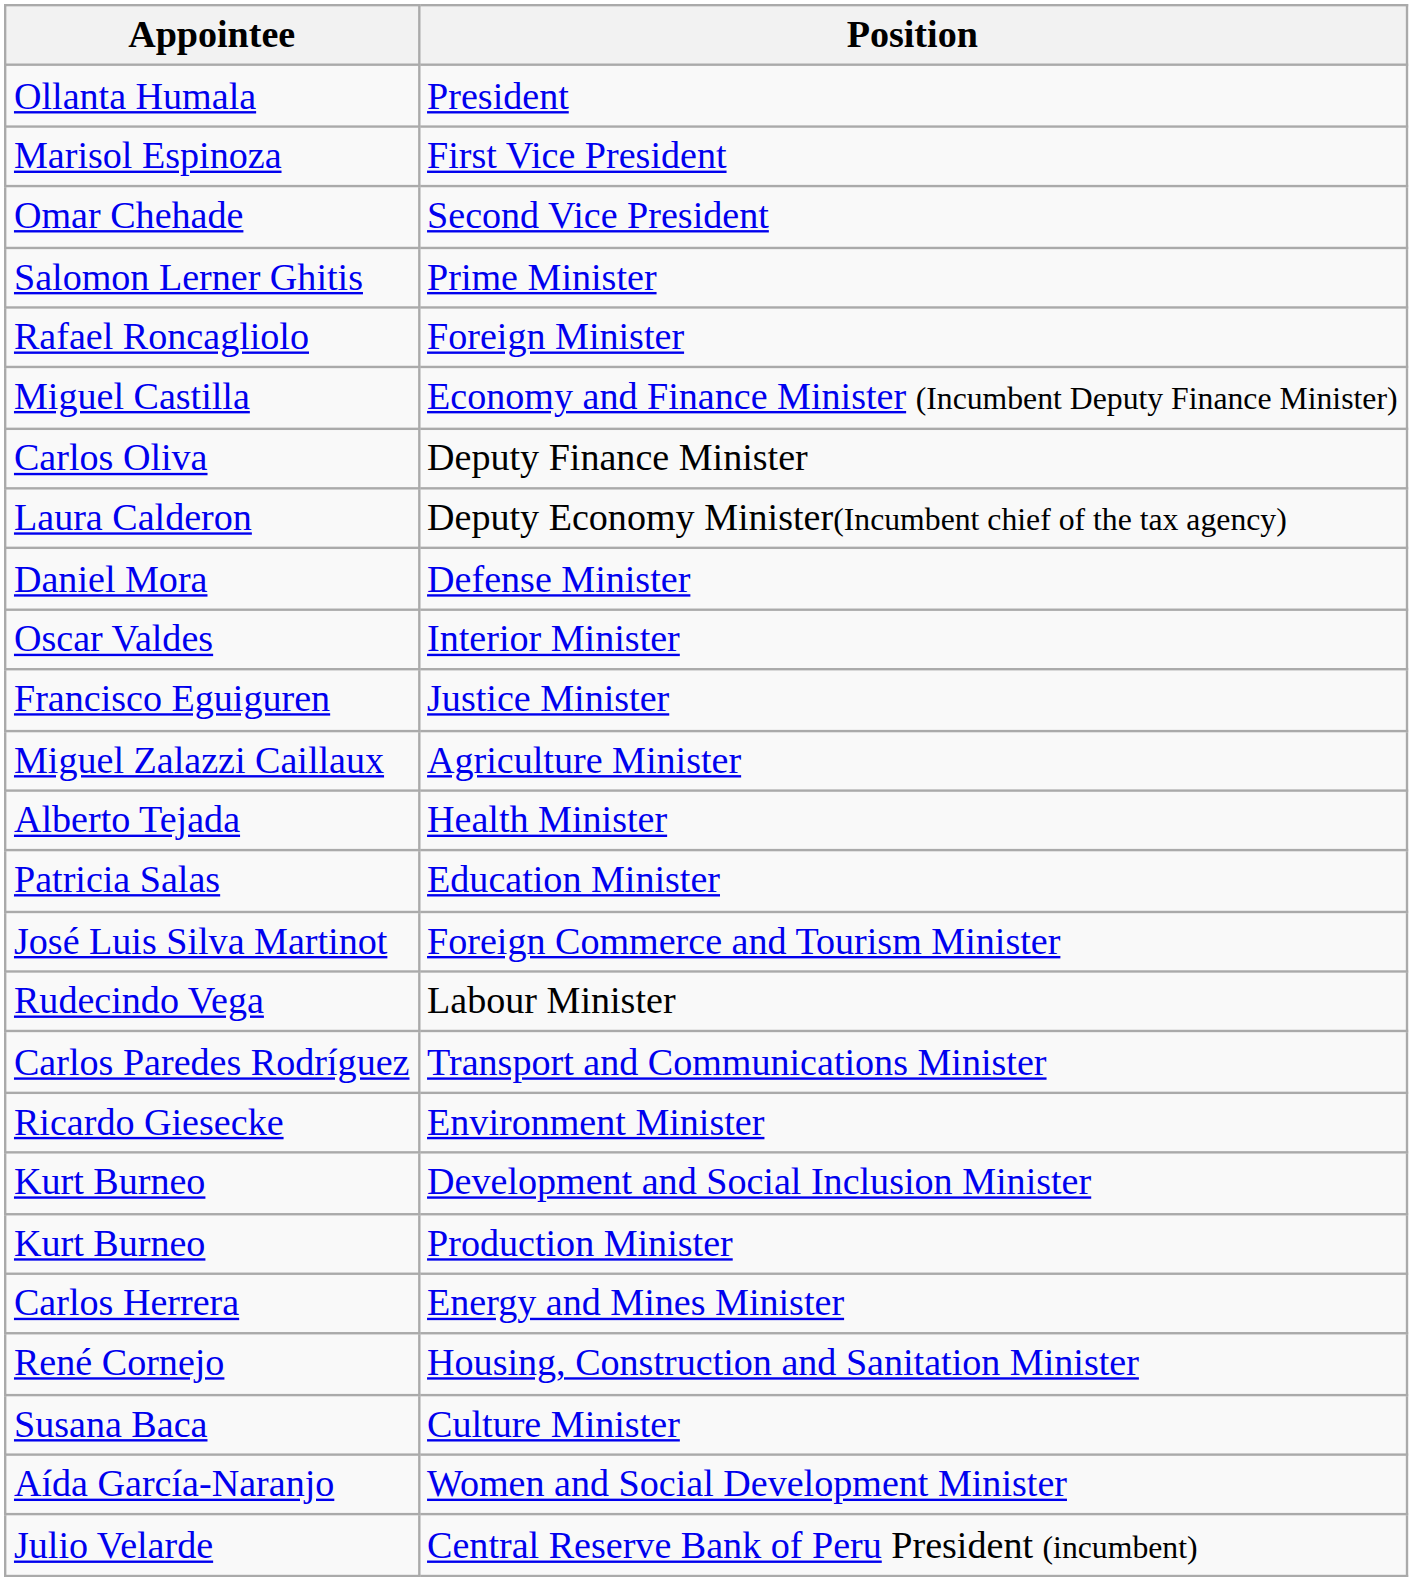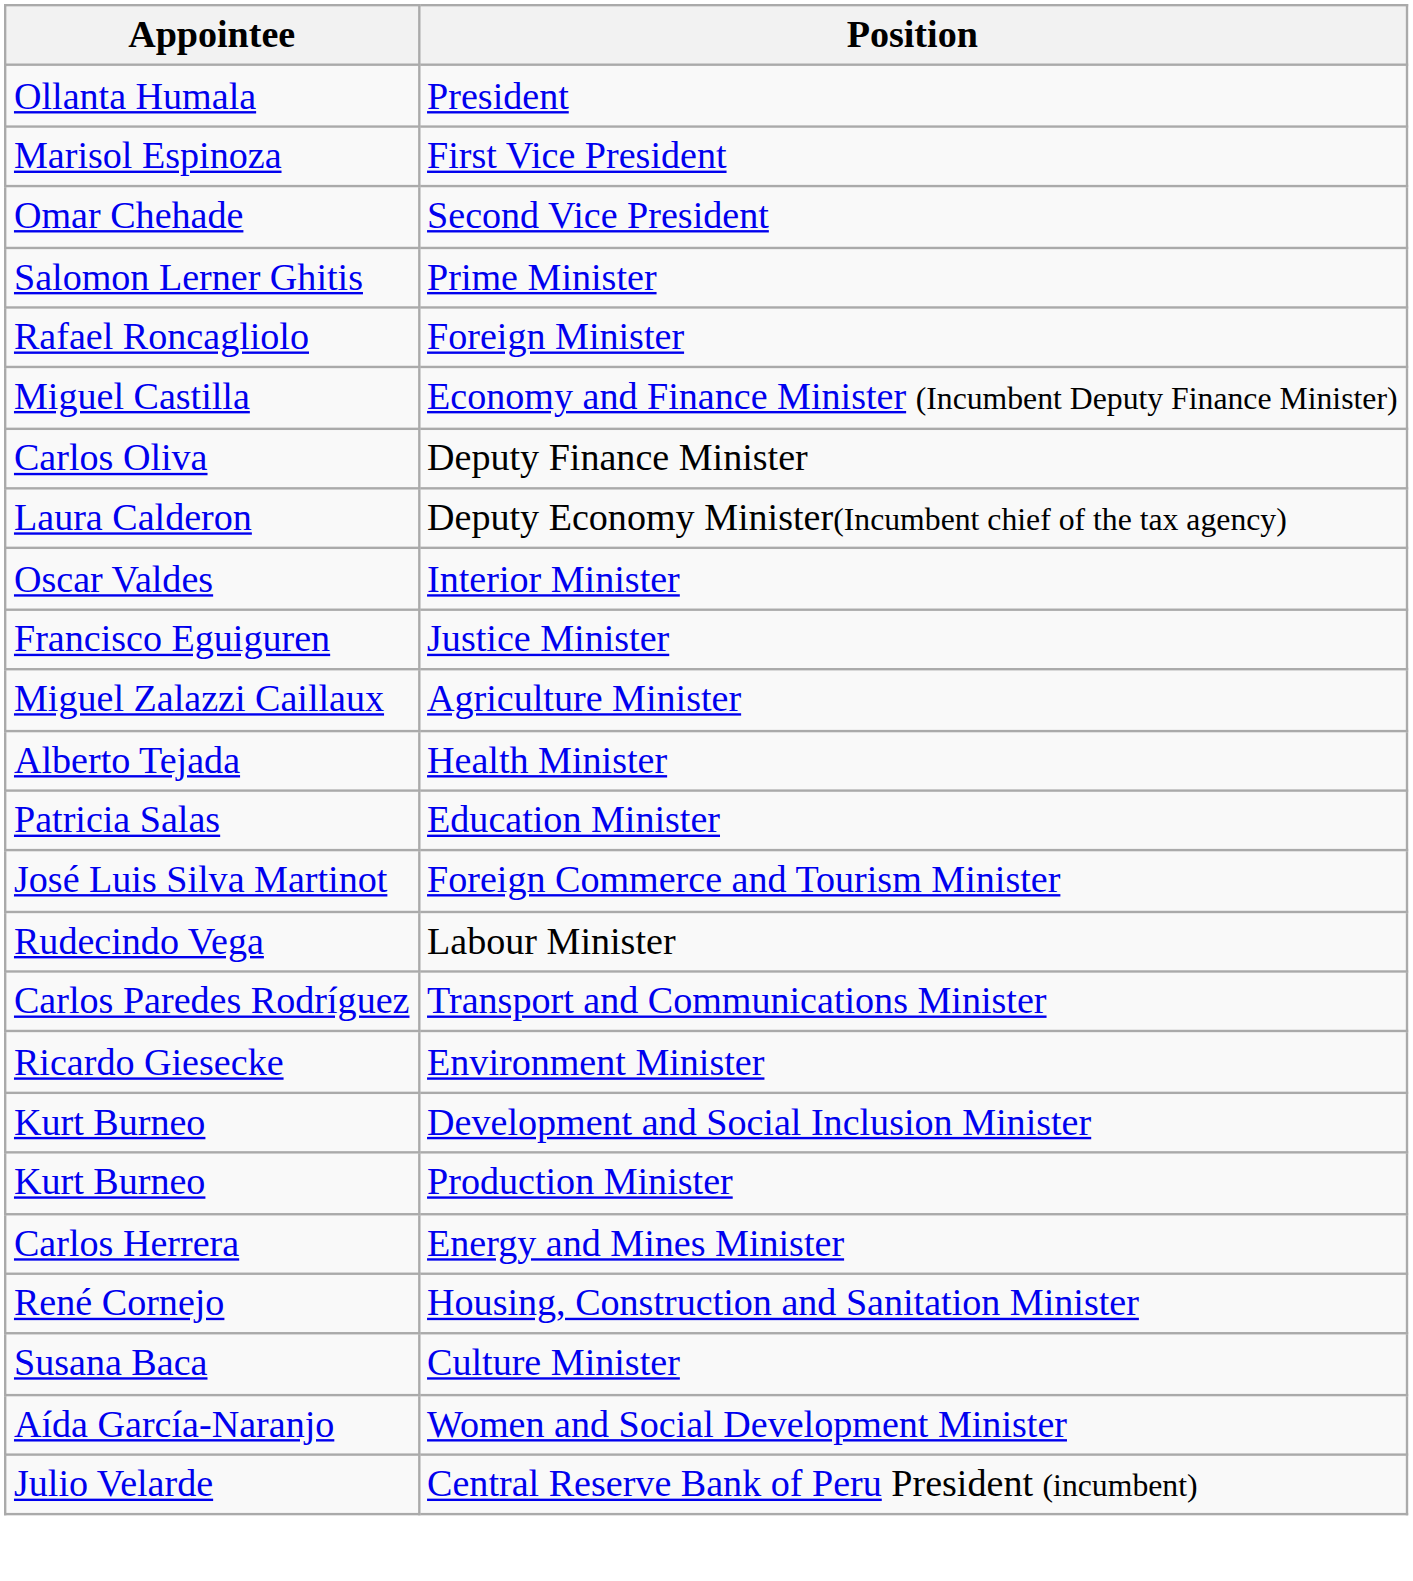- row: (559, 578)
